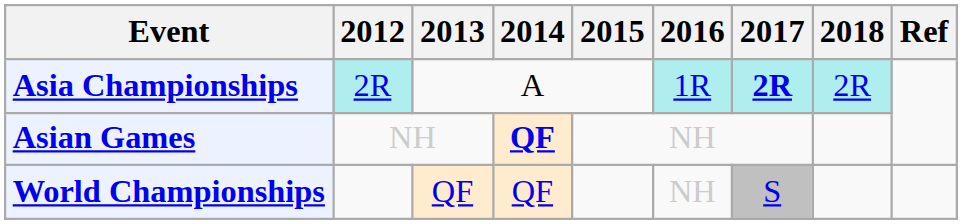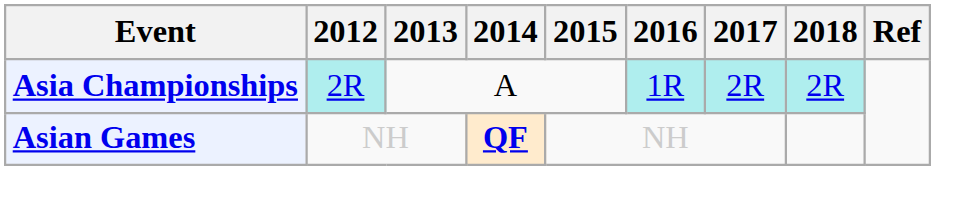(772, 85) bold -> (745, 85) normal
- row: (169, 191)
